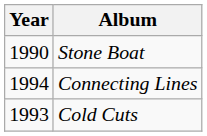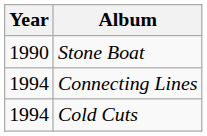(29, 114) 1993 -> (29, 114) 1994
